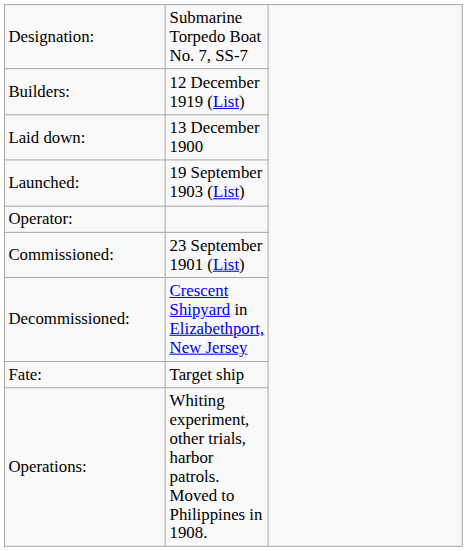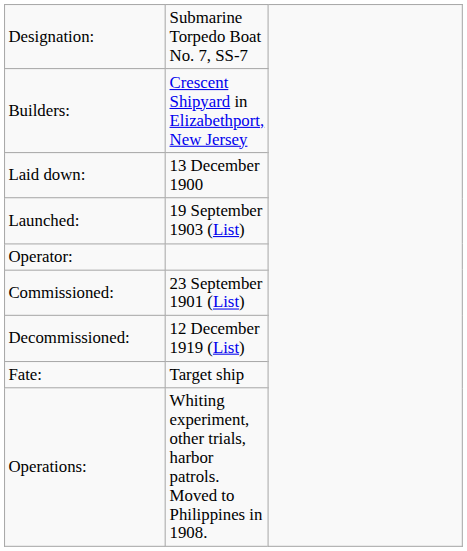(215, 91) 12 December 1919 (List) -> (217, 110) Crescent Shipyard in Elizabethport, New Jersey
(217, 319) Crescent Shipyard in Elizabethport, New Jersey -> (215, 338) 12 December 1919 (List)
